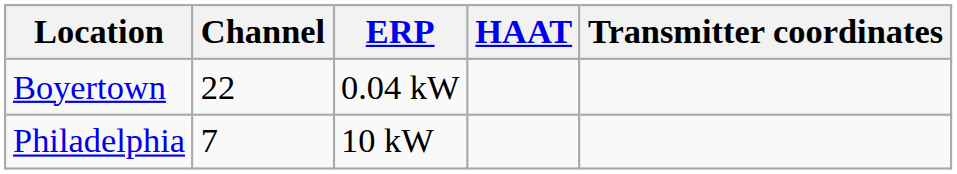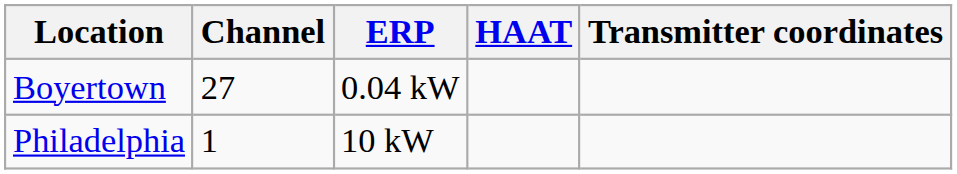(218, 86) 22 -> (218, 86) 27
(209, 140) 7 -> (209, 140) 1
